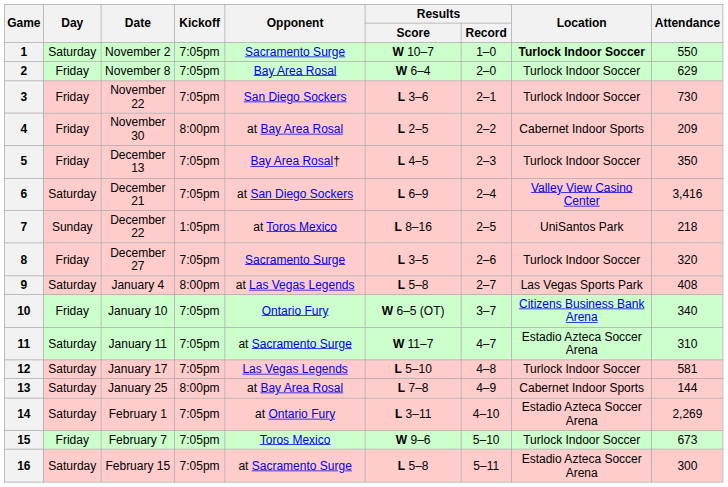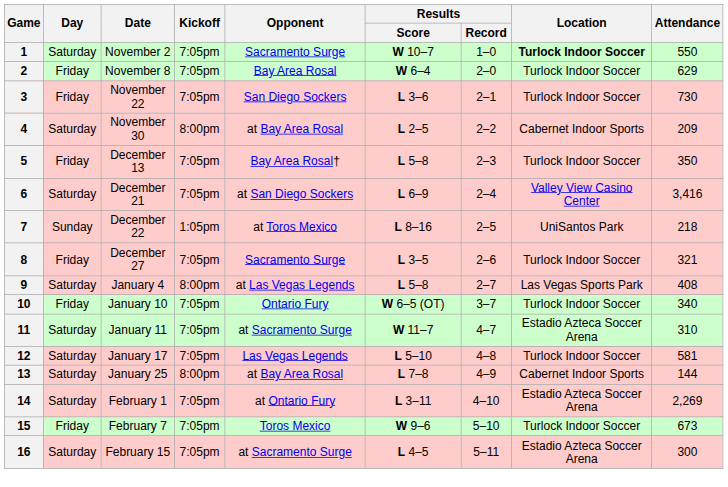(72, 129) Friday -> (72, 129) Saturday
(413, 161) L 4–5 -> (413, 161) L 5–8
(687, 259) 320 -> (687, 259) 321
(582, 311) Citizens Business Bank Arena -> (582, 304) Turlock Indoor Soccer
(413, 465) L 5–8 -> (413, 452) L 4–5
